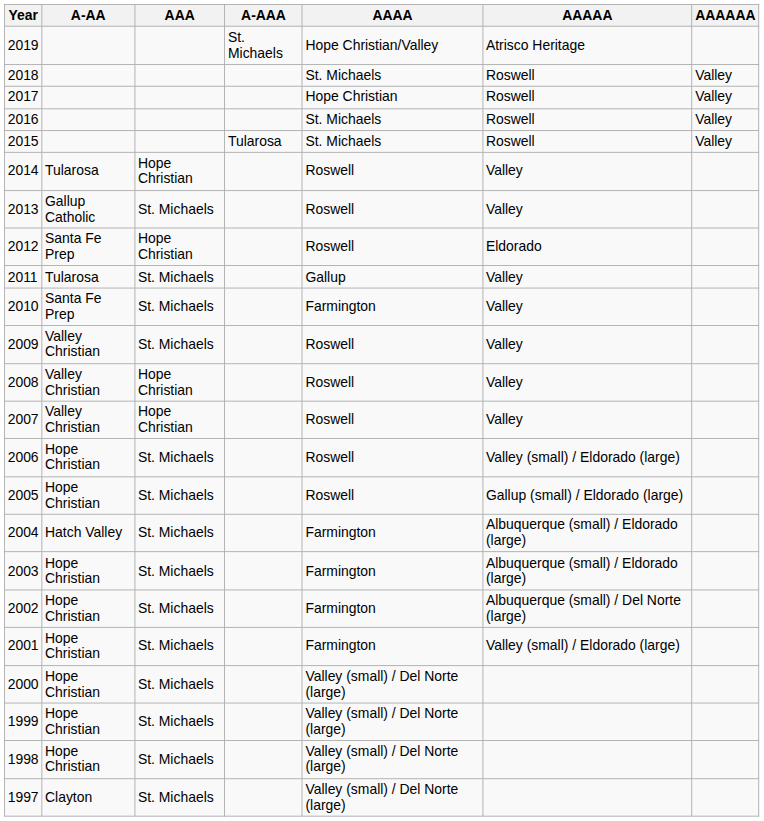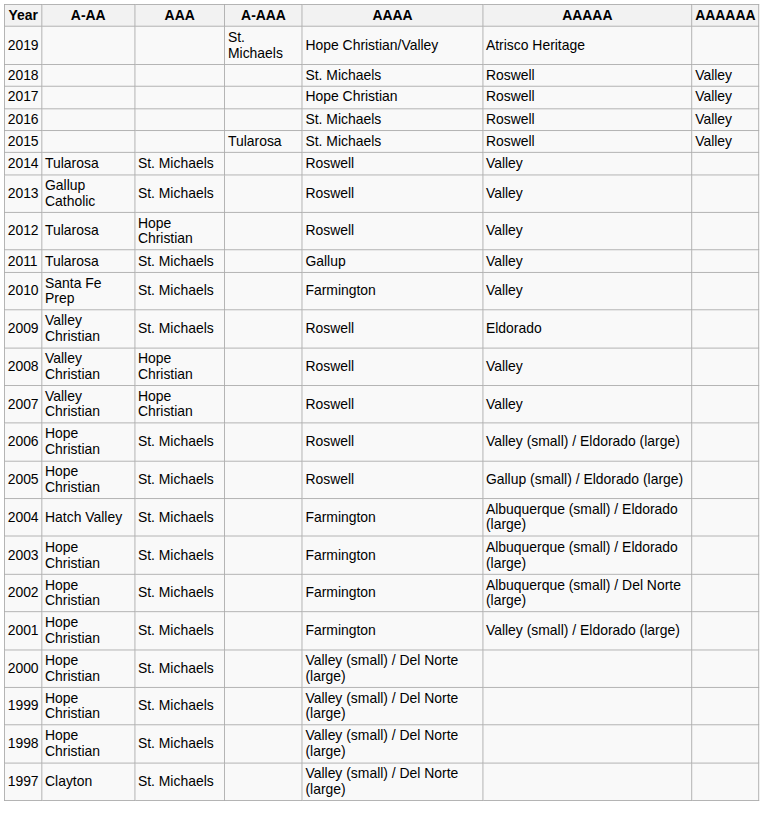(165, 171) Hope Christian -> (176, 163) St. Michaels
(73, 246) Santa Fe Prep -> (72, 231) Tularosa
(514, 246) Eldorado -> (504, 231) Valley
(504, 344) Valley -> (514, 328) Eldorado
